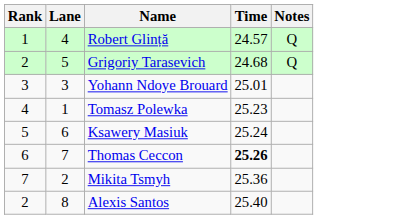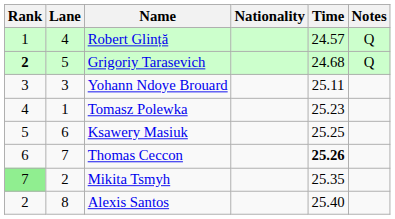+ column: (270, 16)
(25, 62) normal -> (25, 62) bold
(251, 86) 25.01 -> (328, 86) 25.11
(251, 132) 25.24 -> (328, 132) 25.25
(25, 179) no background -> (25, 179) lightgreen background
(251, 179) 25.36 -> (328, 179) 25.35
